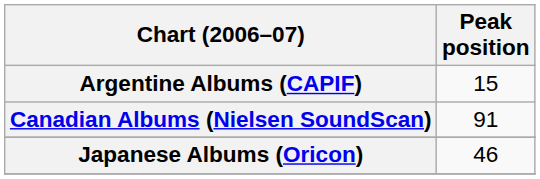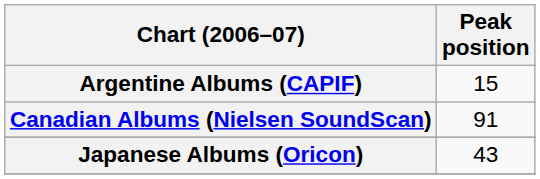(486, 155) 46 -> (486, 155) 43
